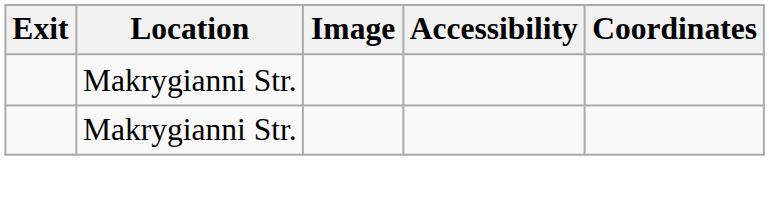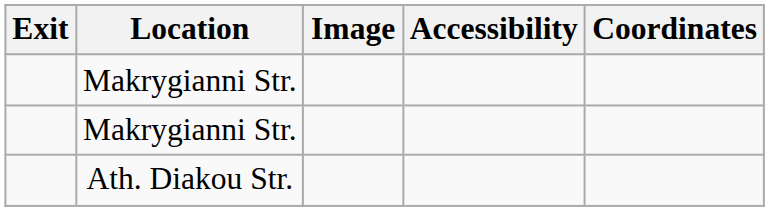+ row: (40, 180)
